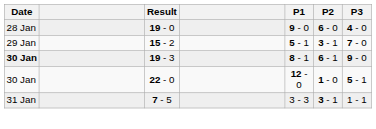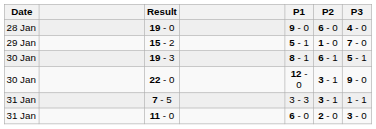(328, 43) 3 - 1 -> (328, 43) 1 - 0
(22, 58) bold -> (21, 58) normal
(357, 58) 9 - 0 -> (357, 58) 5 - 1
(328, 79) 1 - 0 -> (328, 79) 3 - 1
(357, 79) 5 - 1 -> (357, 79) 9 - 0
+ row: (162, 116)
